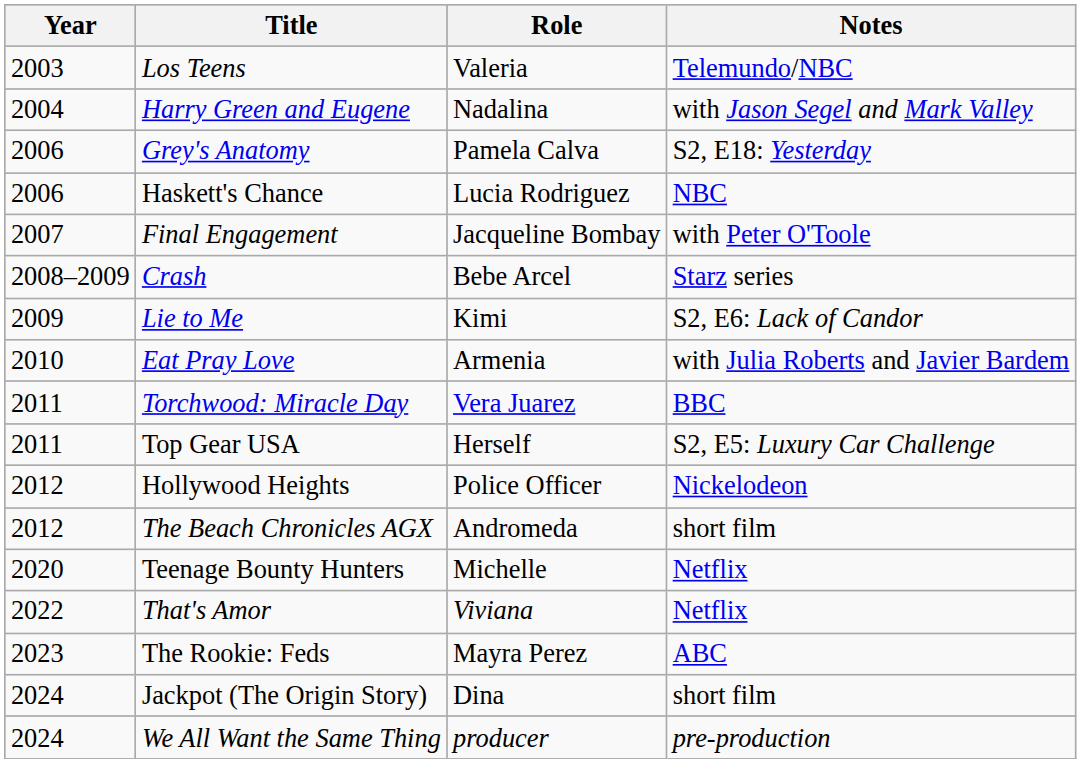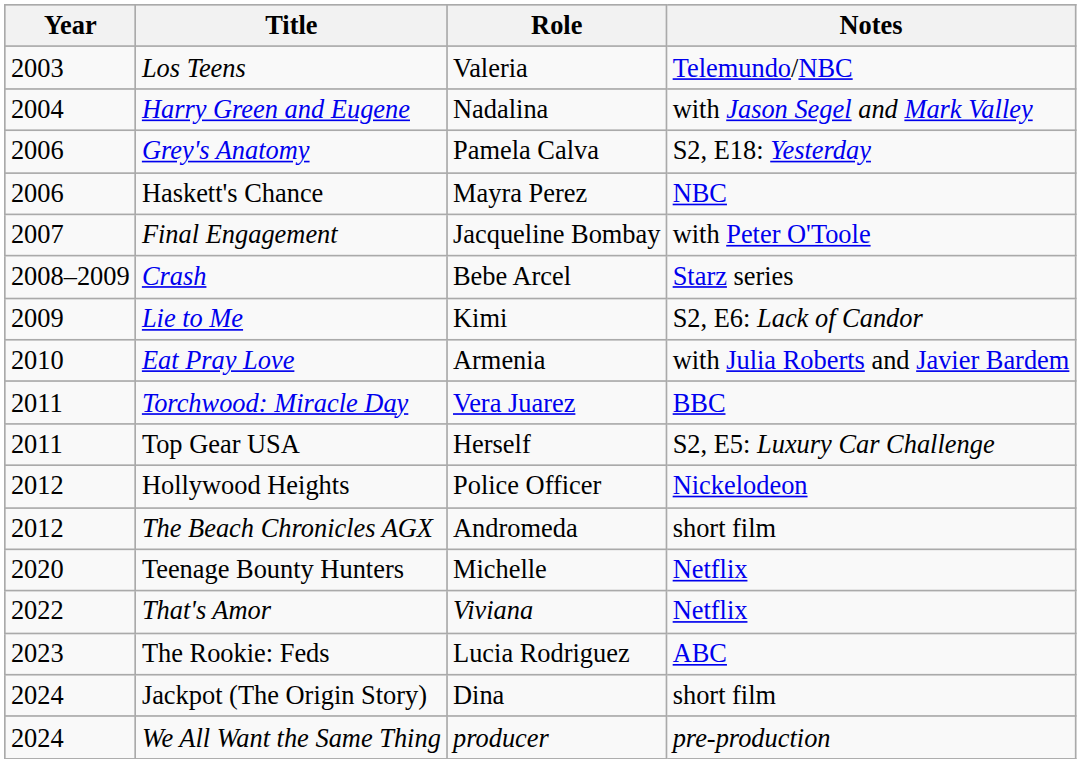(541, 192) Lucia Rodriguez -> (520, 192) Mayra Perez
(520, 653) Mayra Perez -> (541, 653) Lucia Rodriguez
